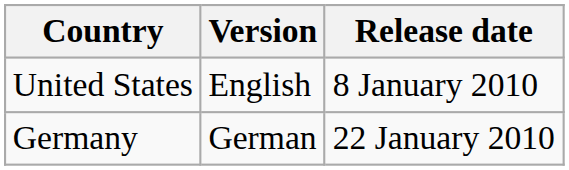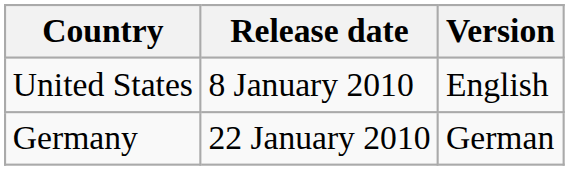columns swapped: (444, 31) <-> (263, 31)
